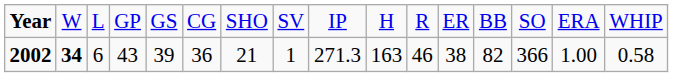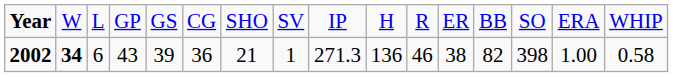(386, 54) 163 -> (386, 54) 136
(532, 54) 366 -> (532, 54) 398
